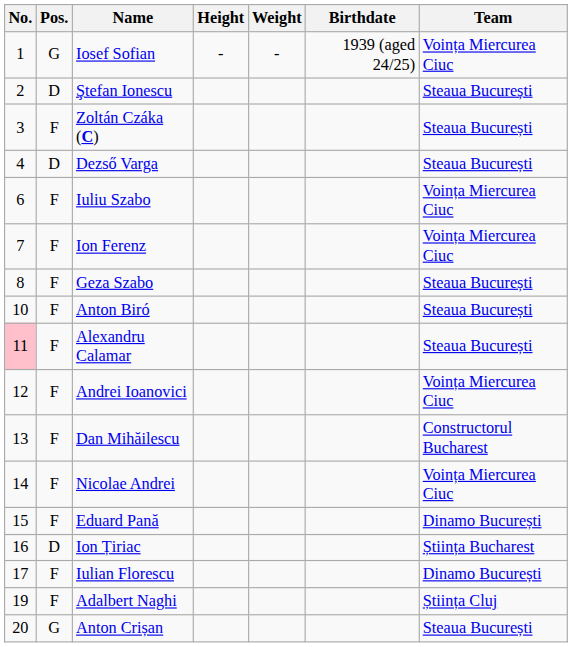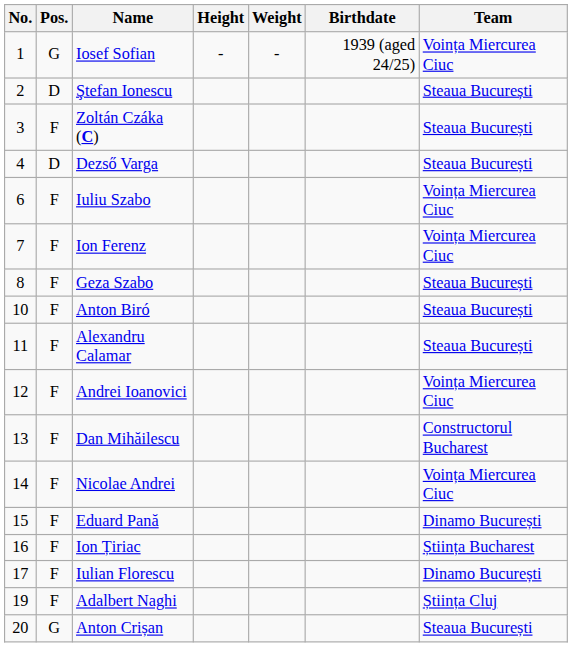(20, 346) pink background -> (20, 346) no background
(54, 547) D -> (54, 547) F
